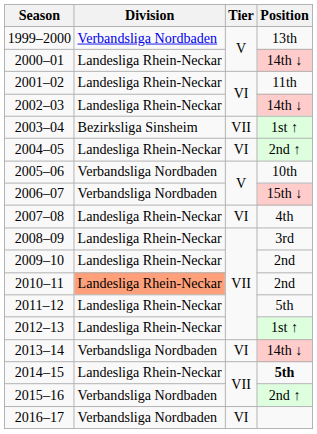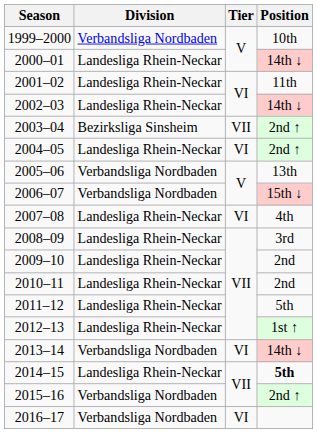(285, 37) 13th -> (285, 37) 10th
(285, 127) 1st ↑ -> (285, 127) 2nd ↑
(285, 171) 10th -> (285, 171) 13th
(150, 283) lightsalmon background -> (150, 283) no background
